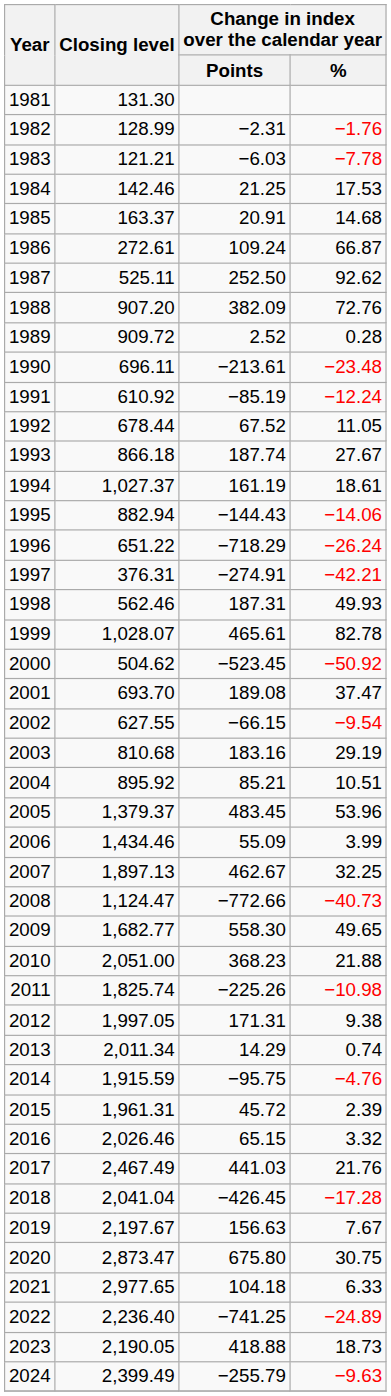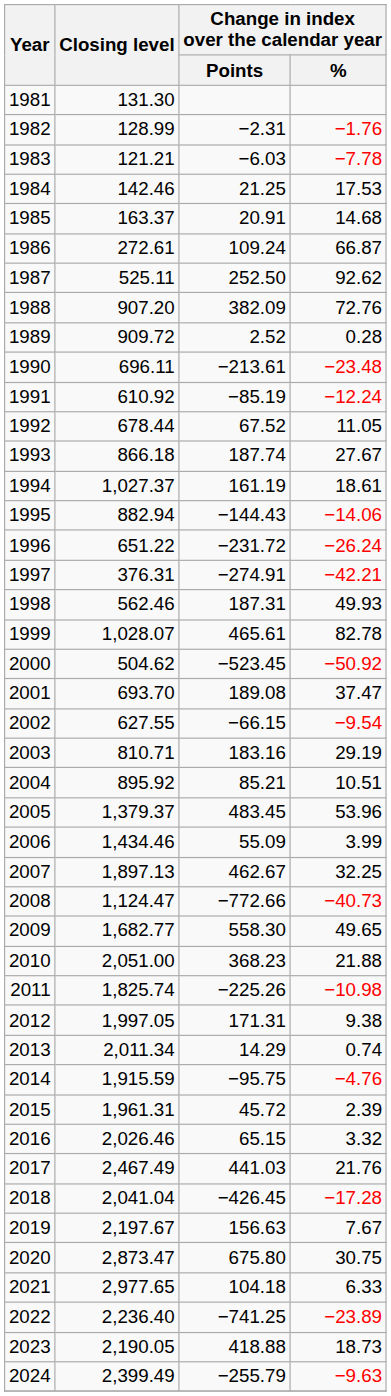(252, 545) −718.29 -> (252, 545) −231.72
(146, 752) 810.68 -> (146, 752) 810.71
(353, 1317) −24.89 -> (353, 1317) −23.89
